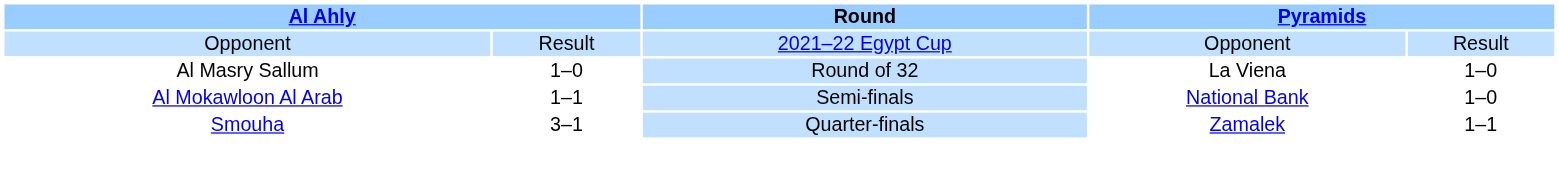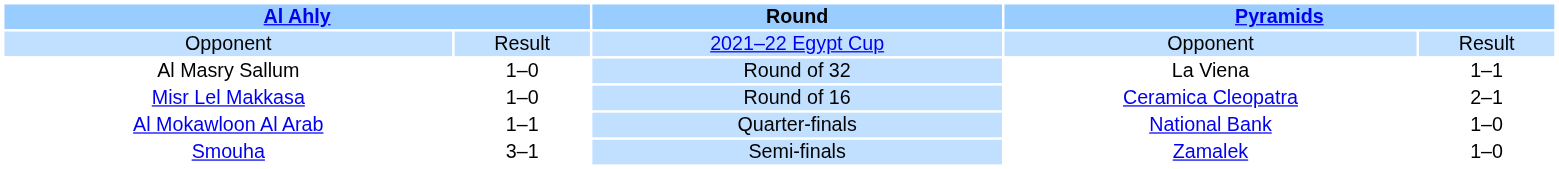(1481, 70) 1–0 -> (1487, 70) 1–1
+ row: (228, 97)
(865, 97) Semi-finals -> (797, 124) Quarter-finals
(865, 124) Quarter-finals -> (797, 151) Semi-finals
(1481, 124) 1–1 -> (1487, 151) 1–0
